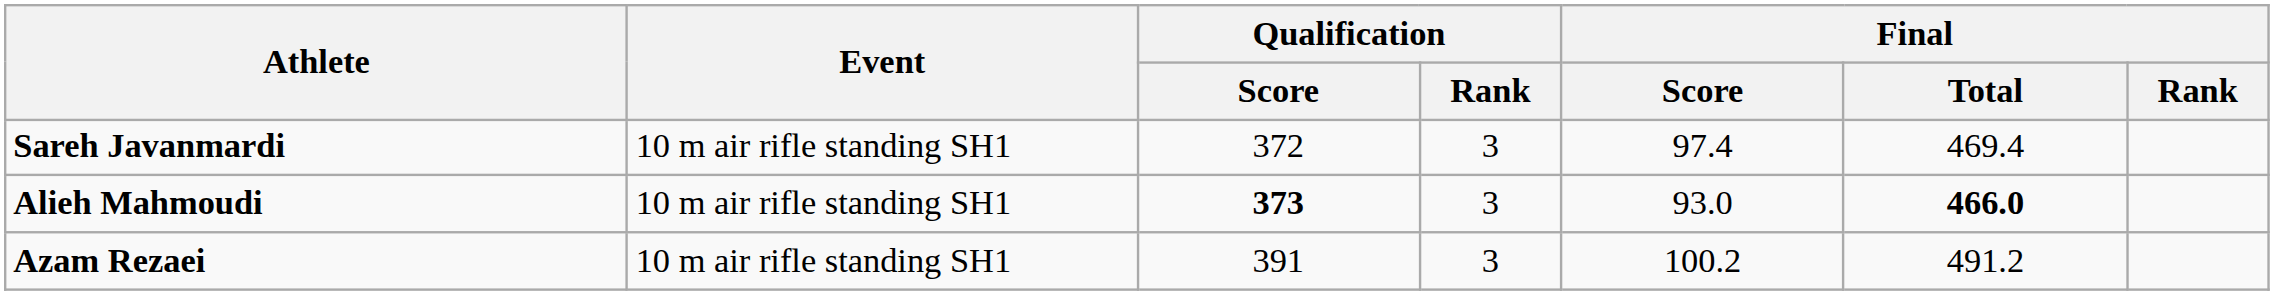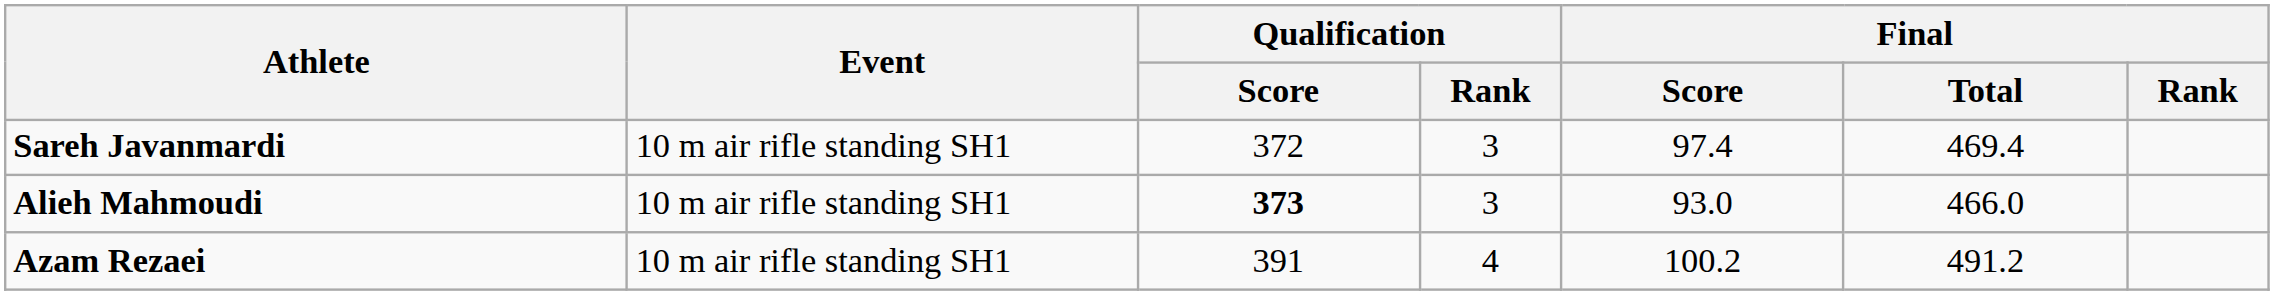(1985, 203) bold -> (1985, 203) normal
(1490, 260) 3 -> (1490, 260) 4
